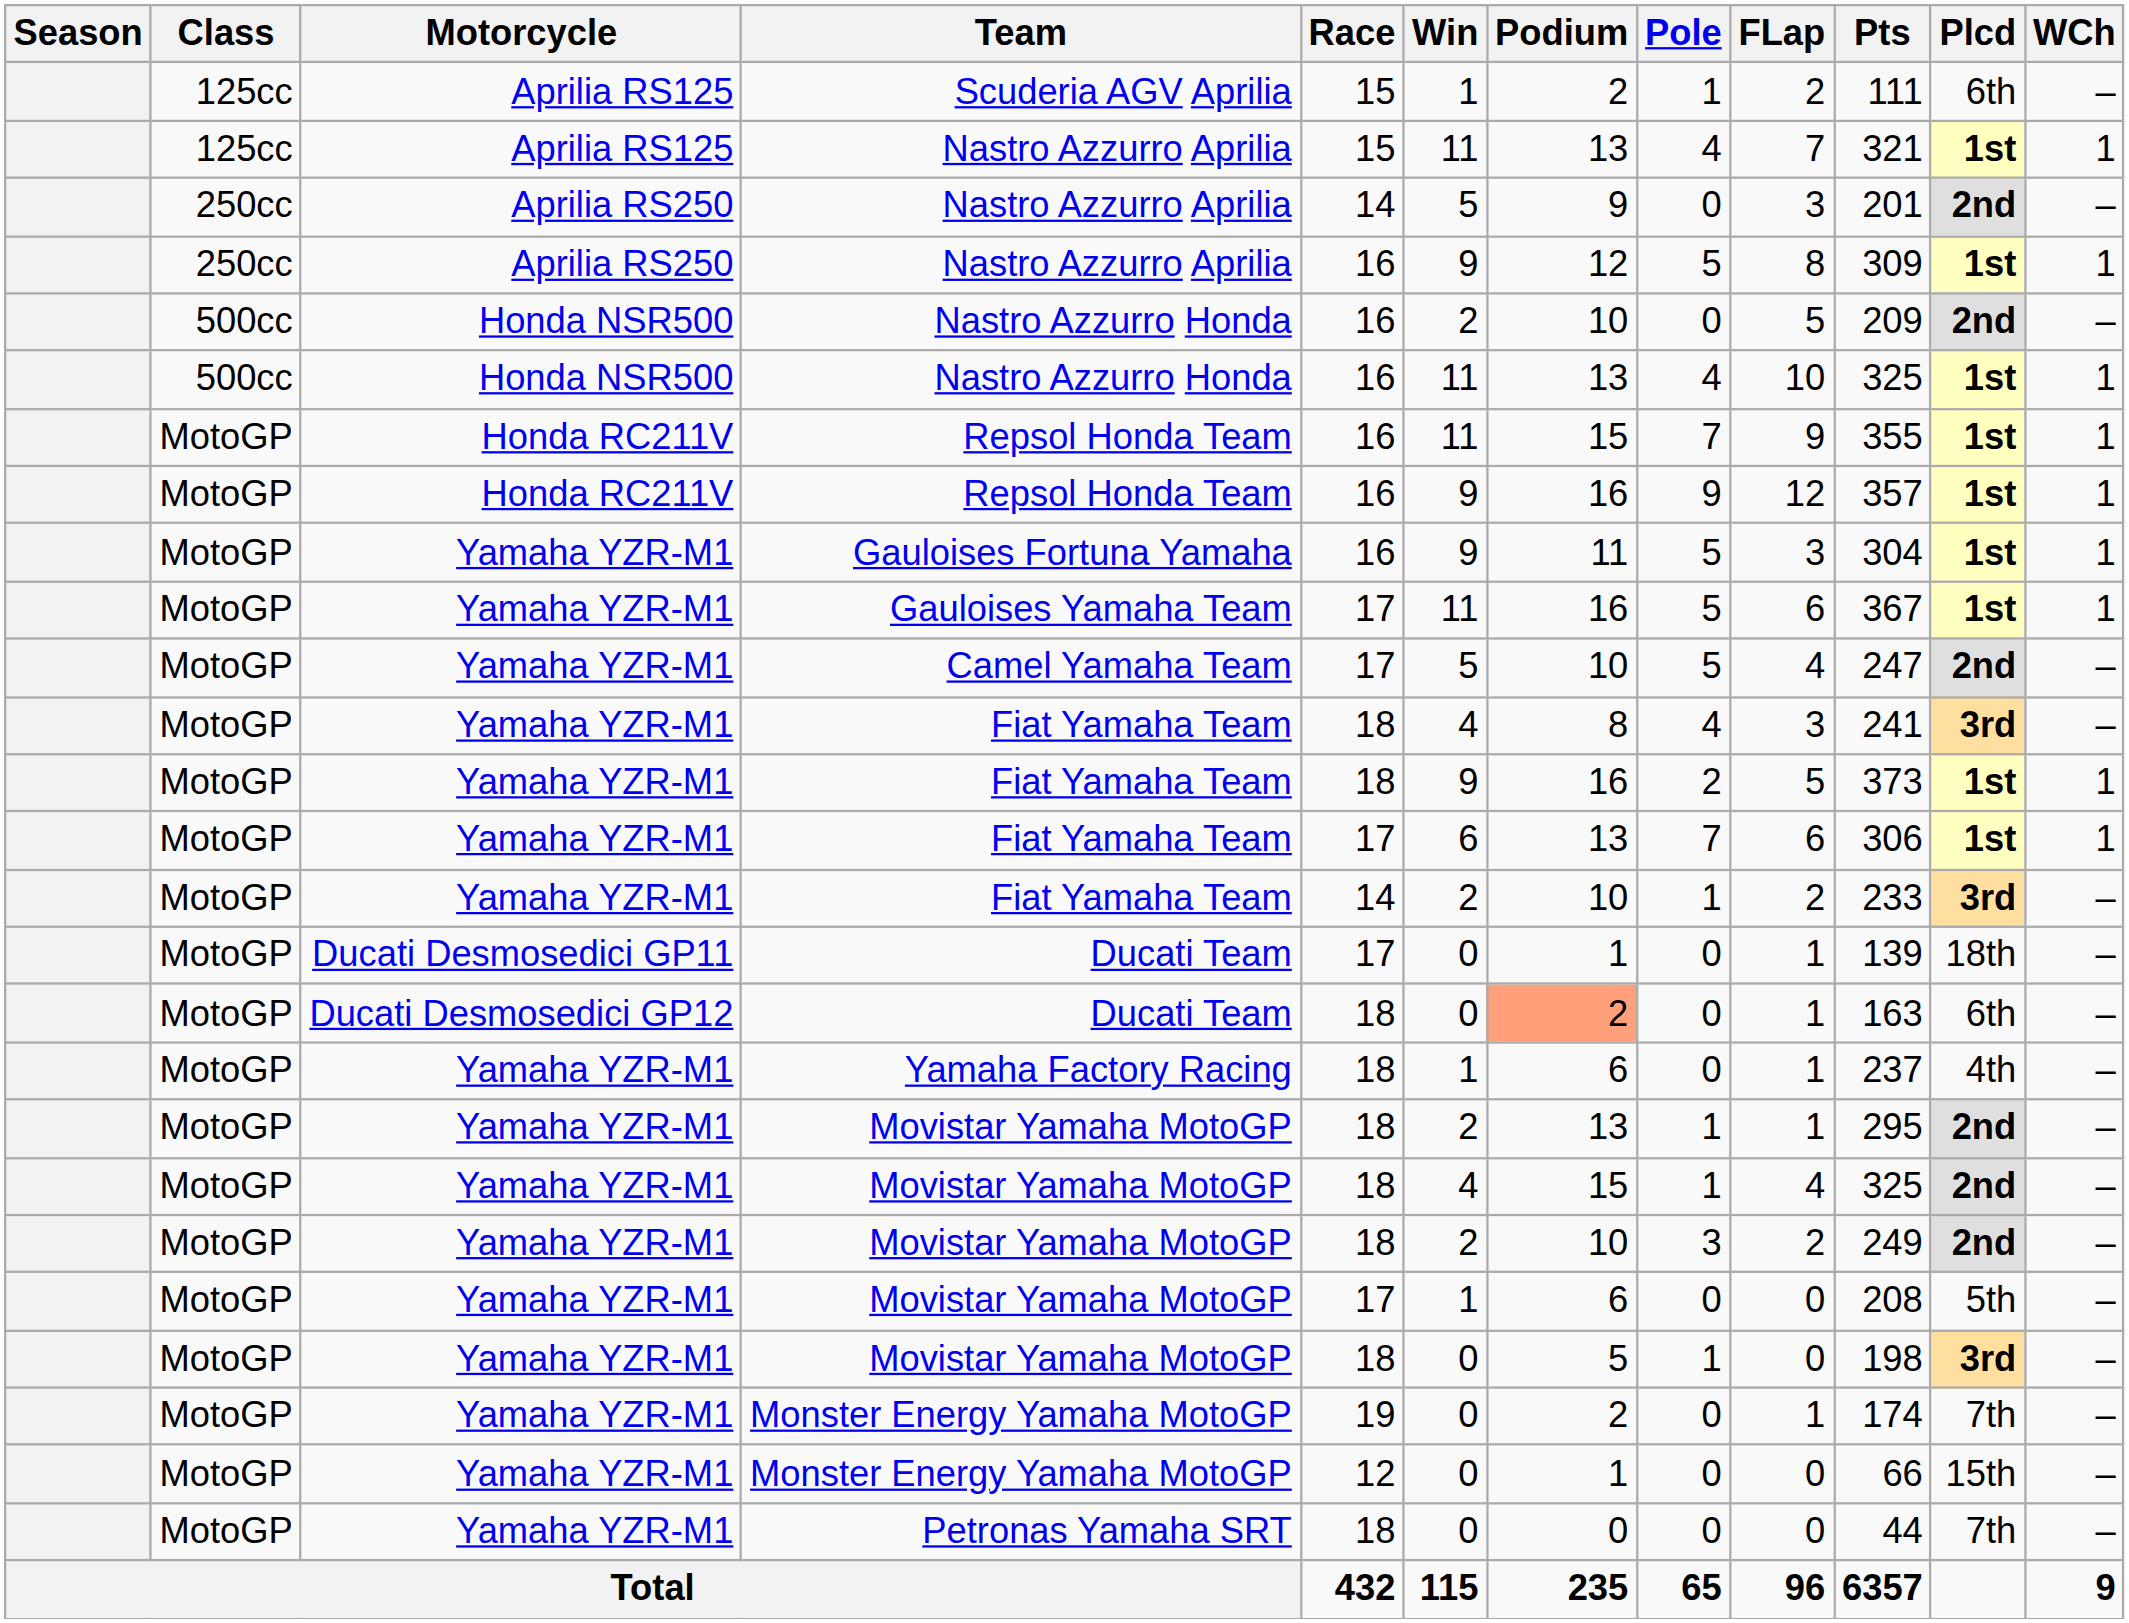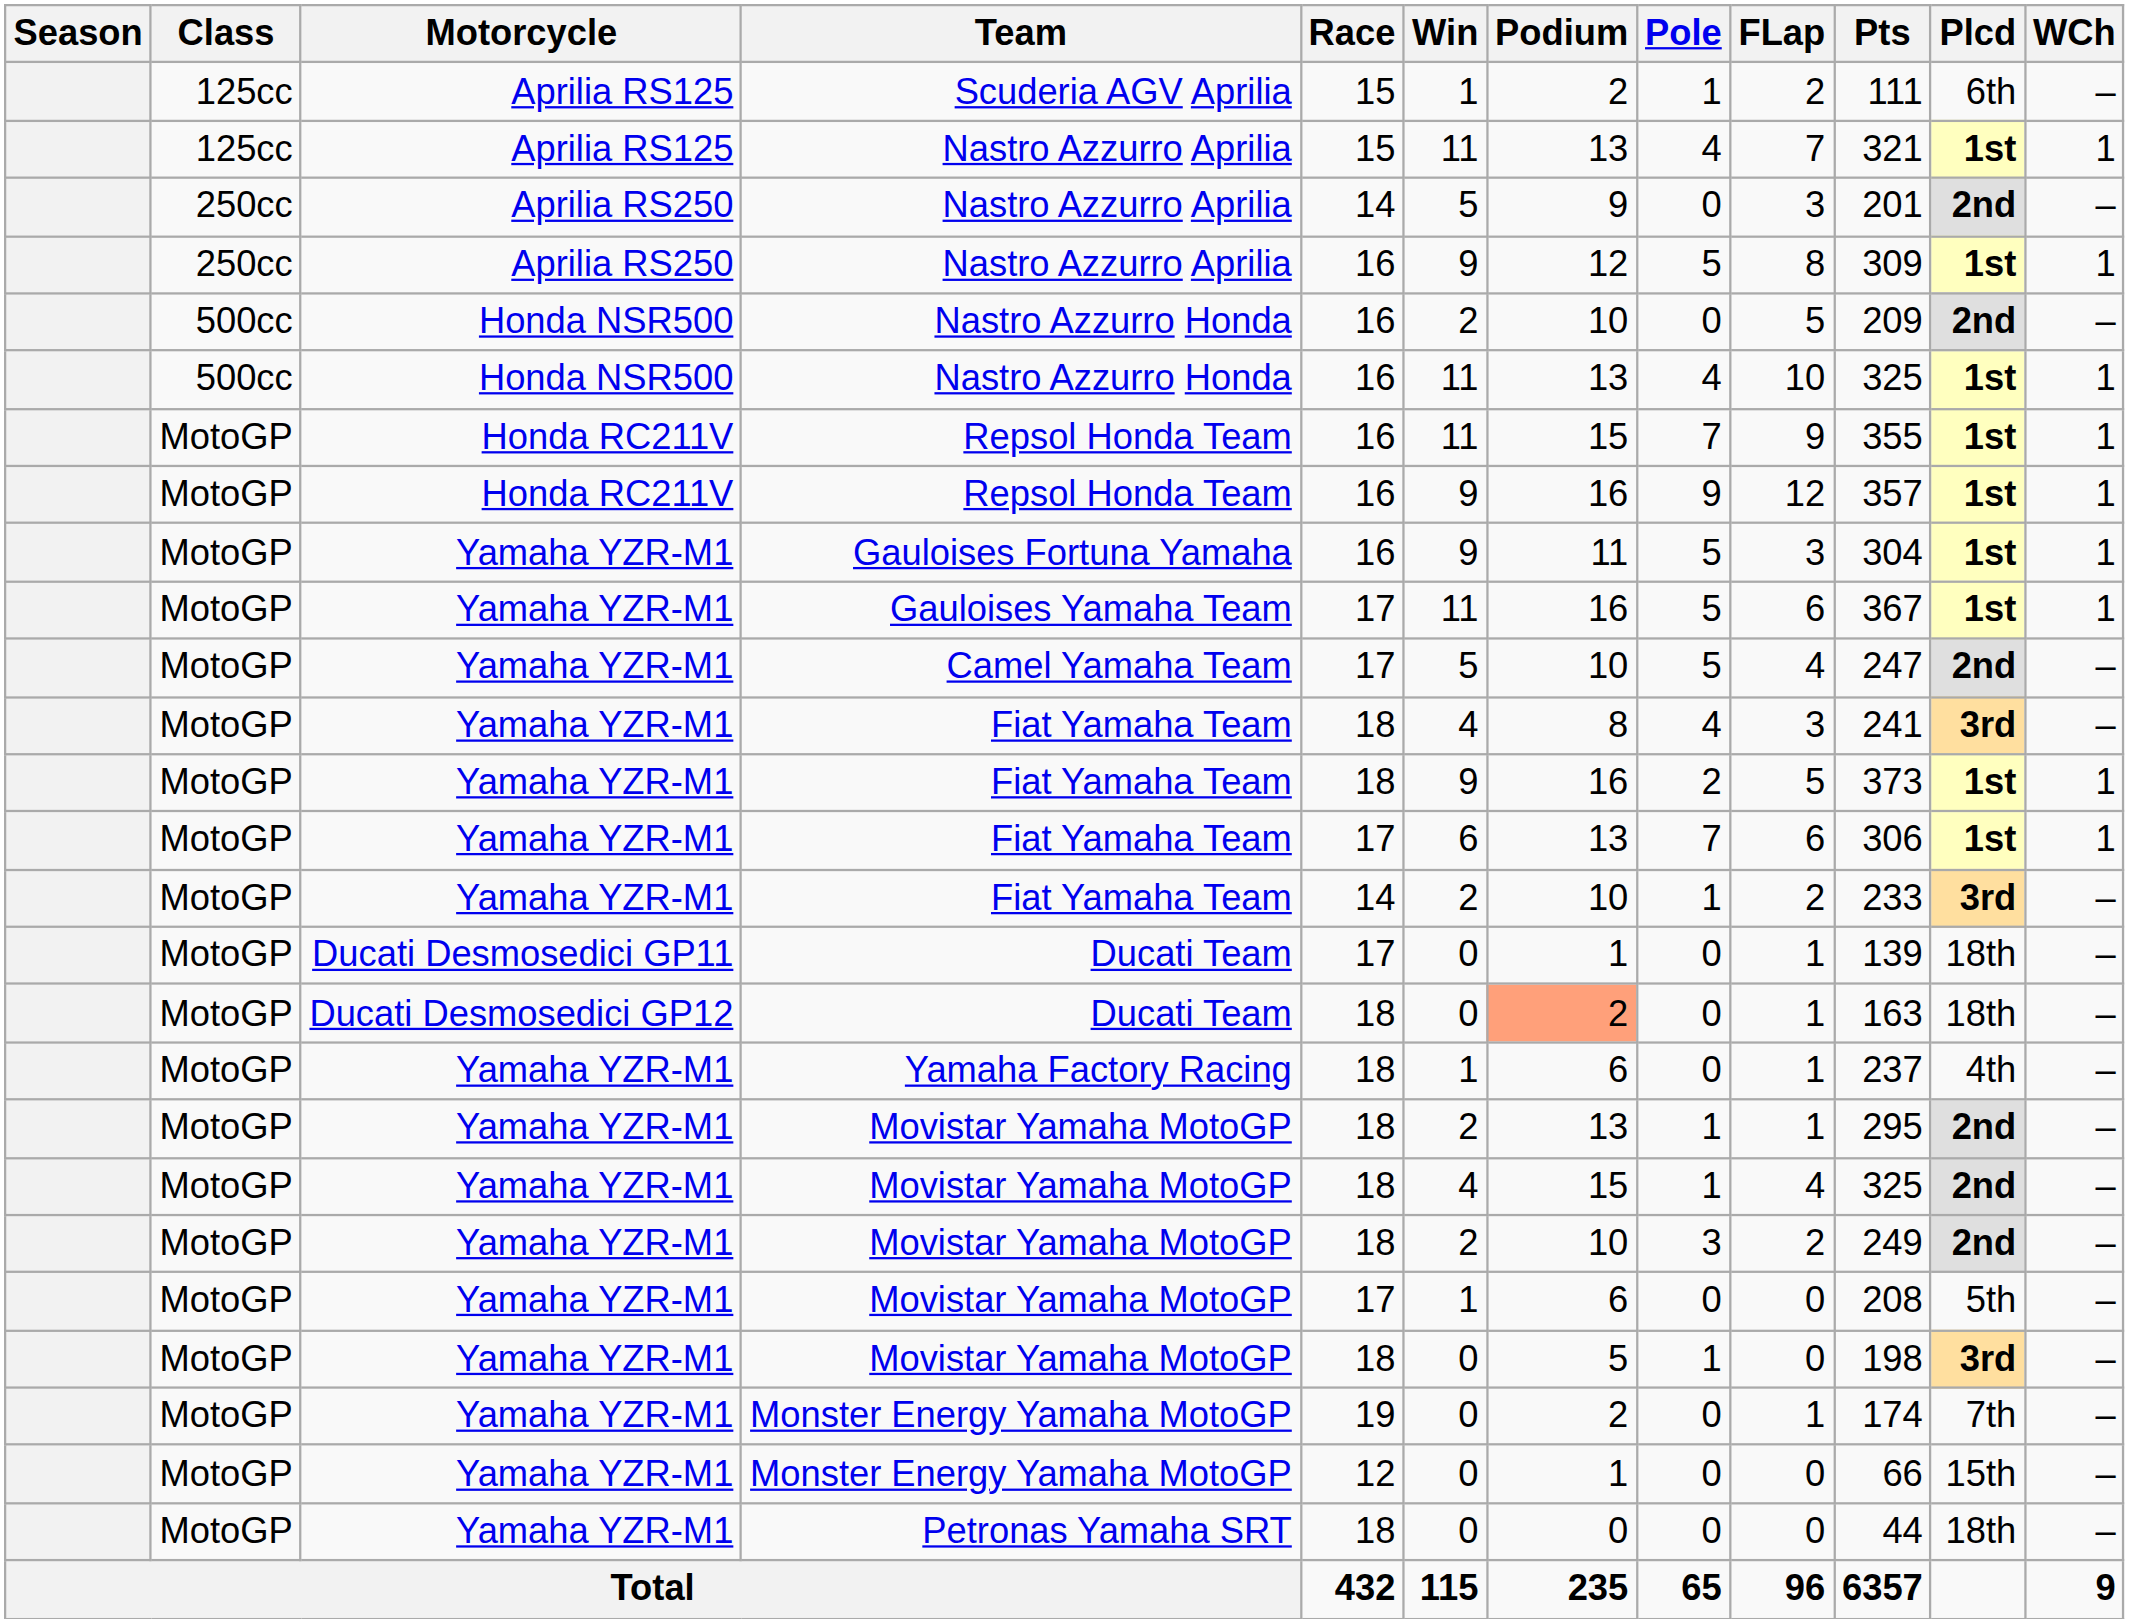(1991, 1012) 6th -> (1981, 1012) 18th
(1991, 1530) 7th -> (1981, 1530) 18th
